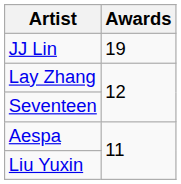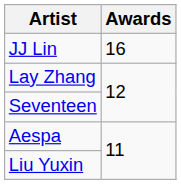(116, 48) 19 -> (116, 48) 16
